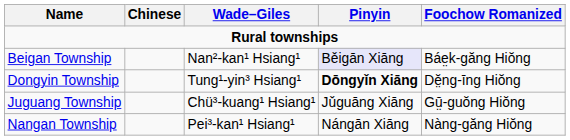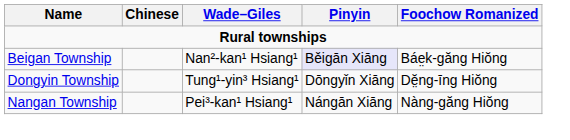(370, 80) bold -> (350, 80) normal
- row: (64, 102)
